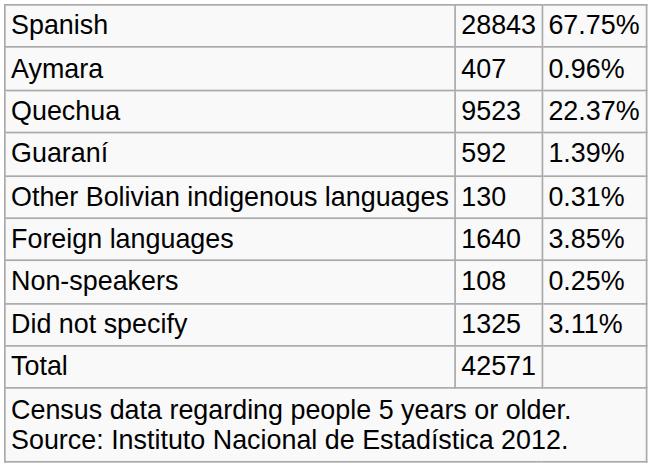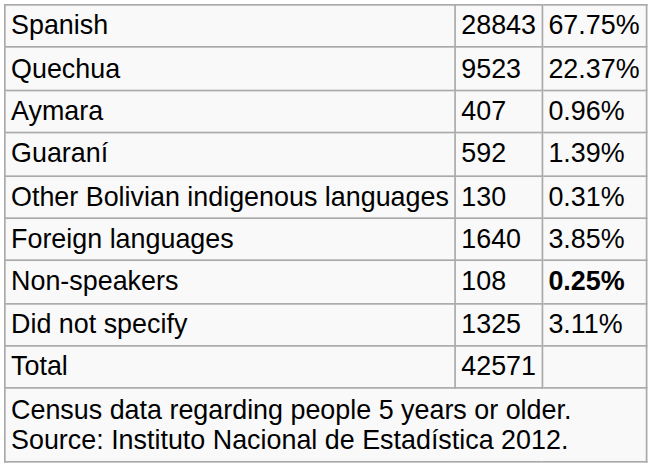rows swapped: (66, 111) <-> (57, 68)
(587, 281) normal -> (587, 281) bold
